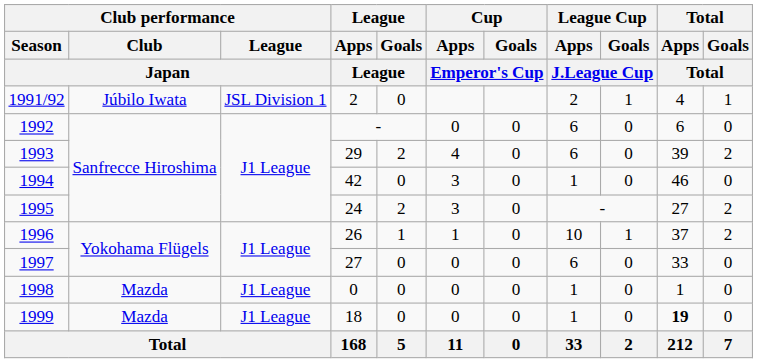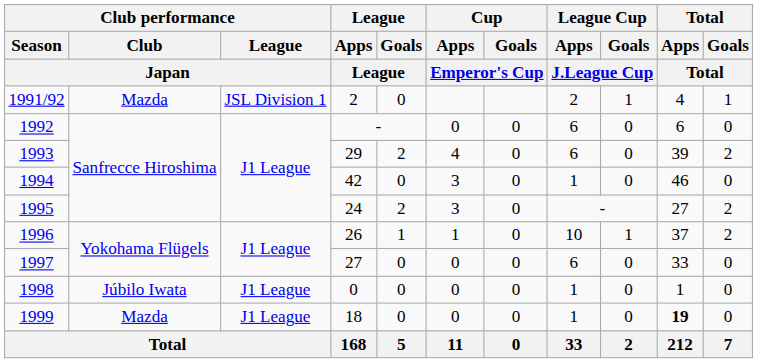(145, 99) Júbilo Iwata -> (145, 99) Mazda
(145, 289) Mazda -> (145, 289) Júbilo Iwata
